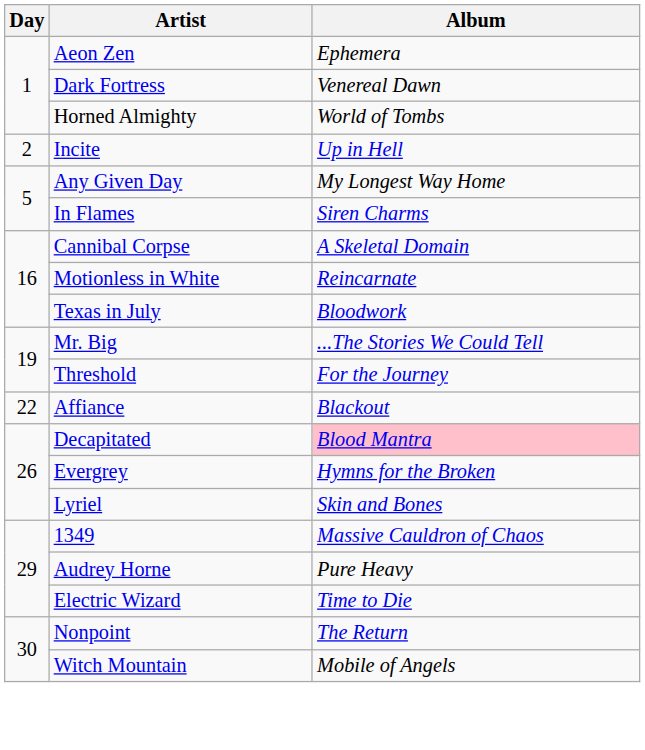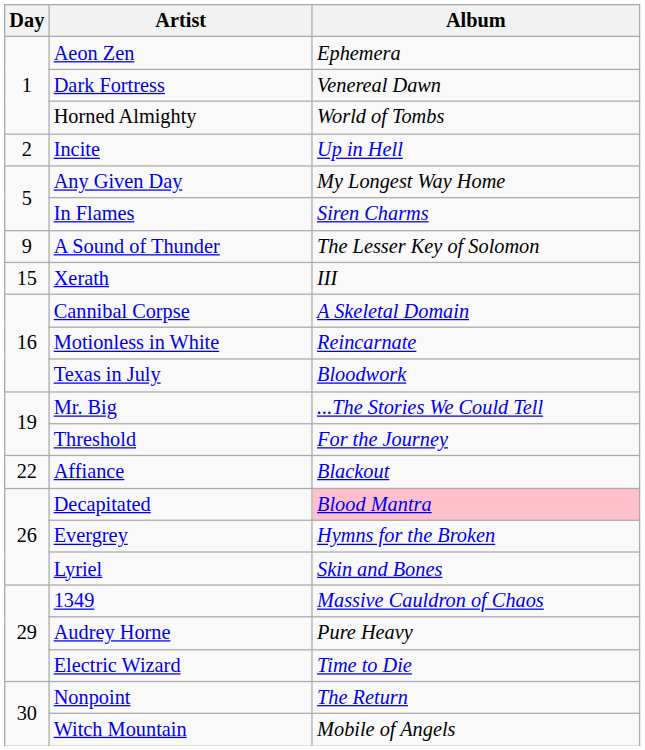+ row: (137, 246)
+ row: (81, 278)
